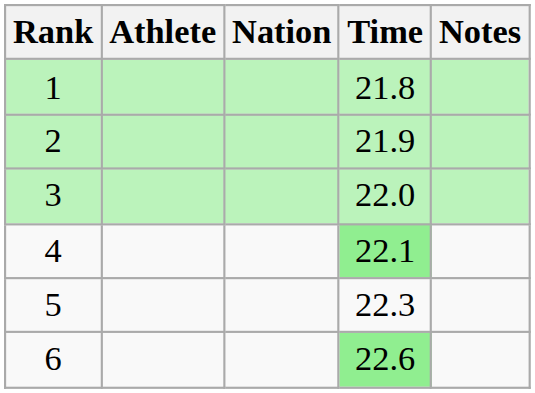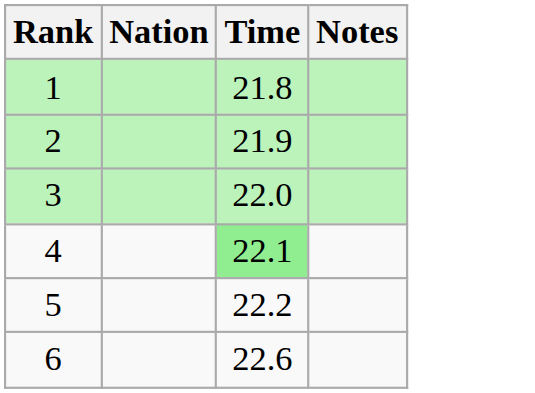- column: (163, 31)
(385, 304) 22.3 -> (262, 304) 22.2
(385, 359) lightgreen background -> (262, 359) no background
